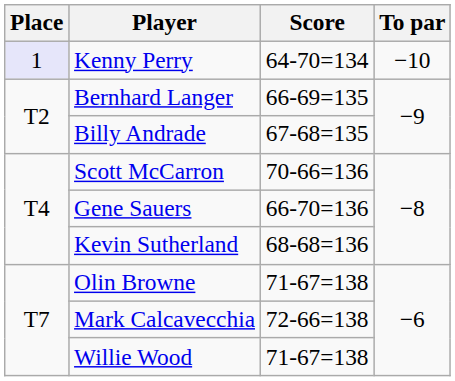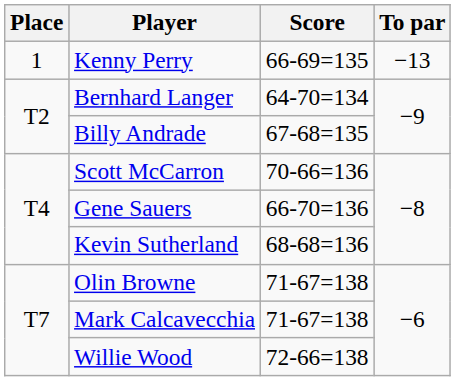(37, 60) lavender background -> (37, 60) no background
(317, 60) 64-70=134 -> (317, 60) 66-69=135
(412, 60) −10 -> (412, 60) −13
(317, 97) 66-69=135 -> (317, 97) 64-70=134
(317, 319) 72-66=138 -> (317, 319) 71-67=138
(317, 356) 71-67=138 -> (317, 356) 72-66=138
